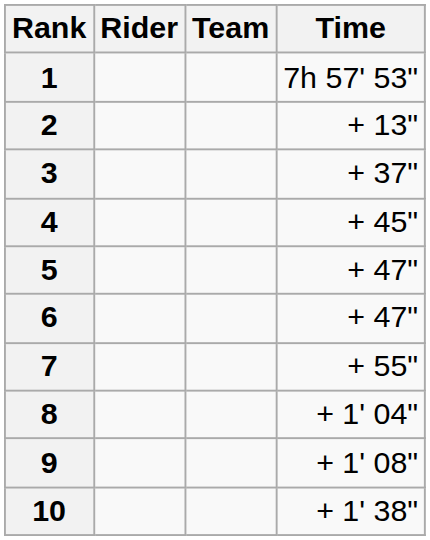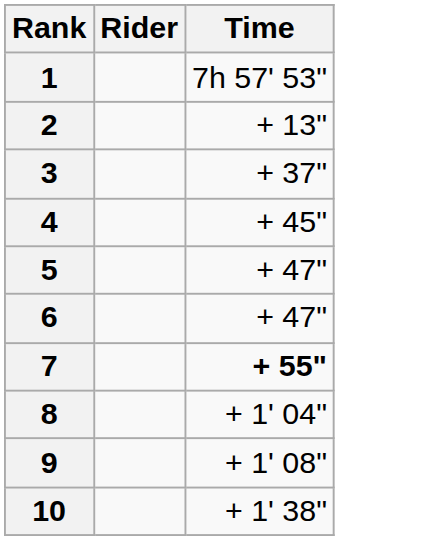- column: (231, 28)
(383, 366) normal -> (290, 366) bold
